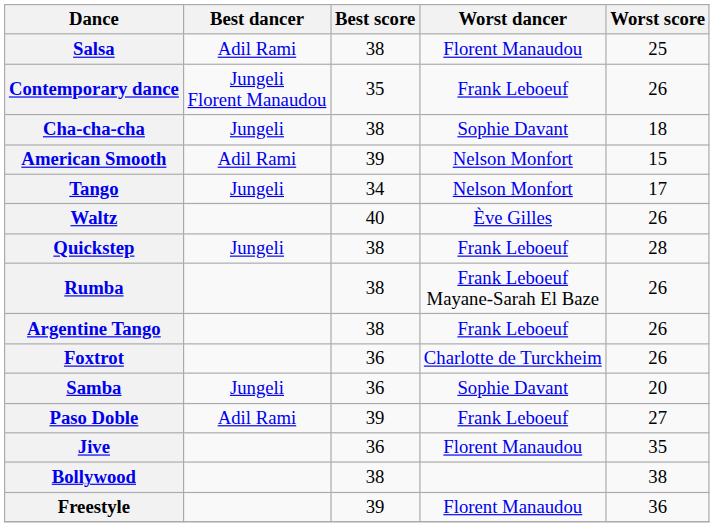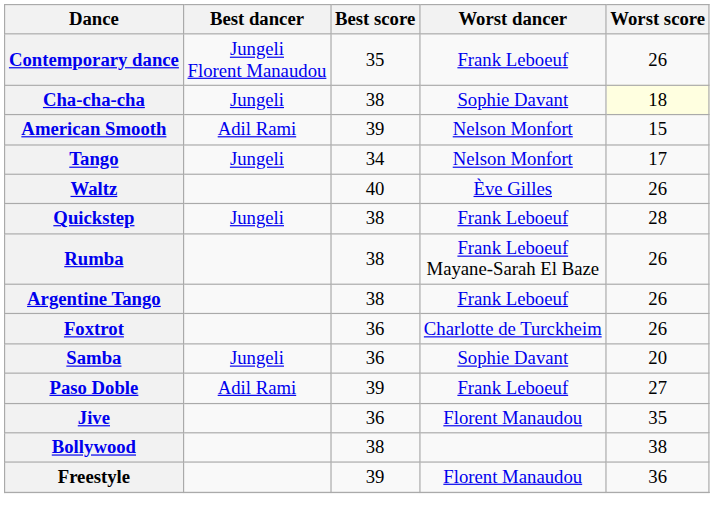- row: (94, 49)
(658, 129) no background -> (658, 99) lightyellow background
